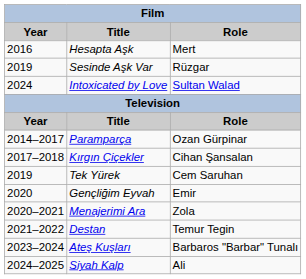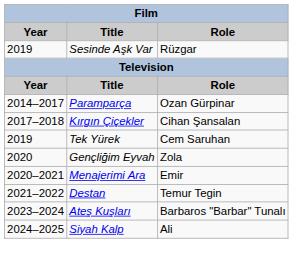- row: (101, 50)
- row: (118, 86)
(184, 193) Emir -> (171, 158) Zola
(184, 211) Zola -> (172, 176) Emir
